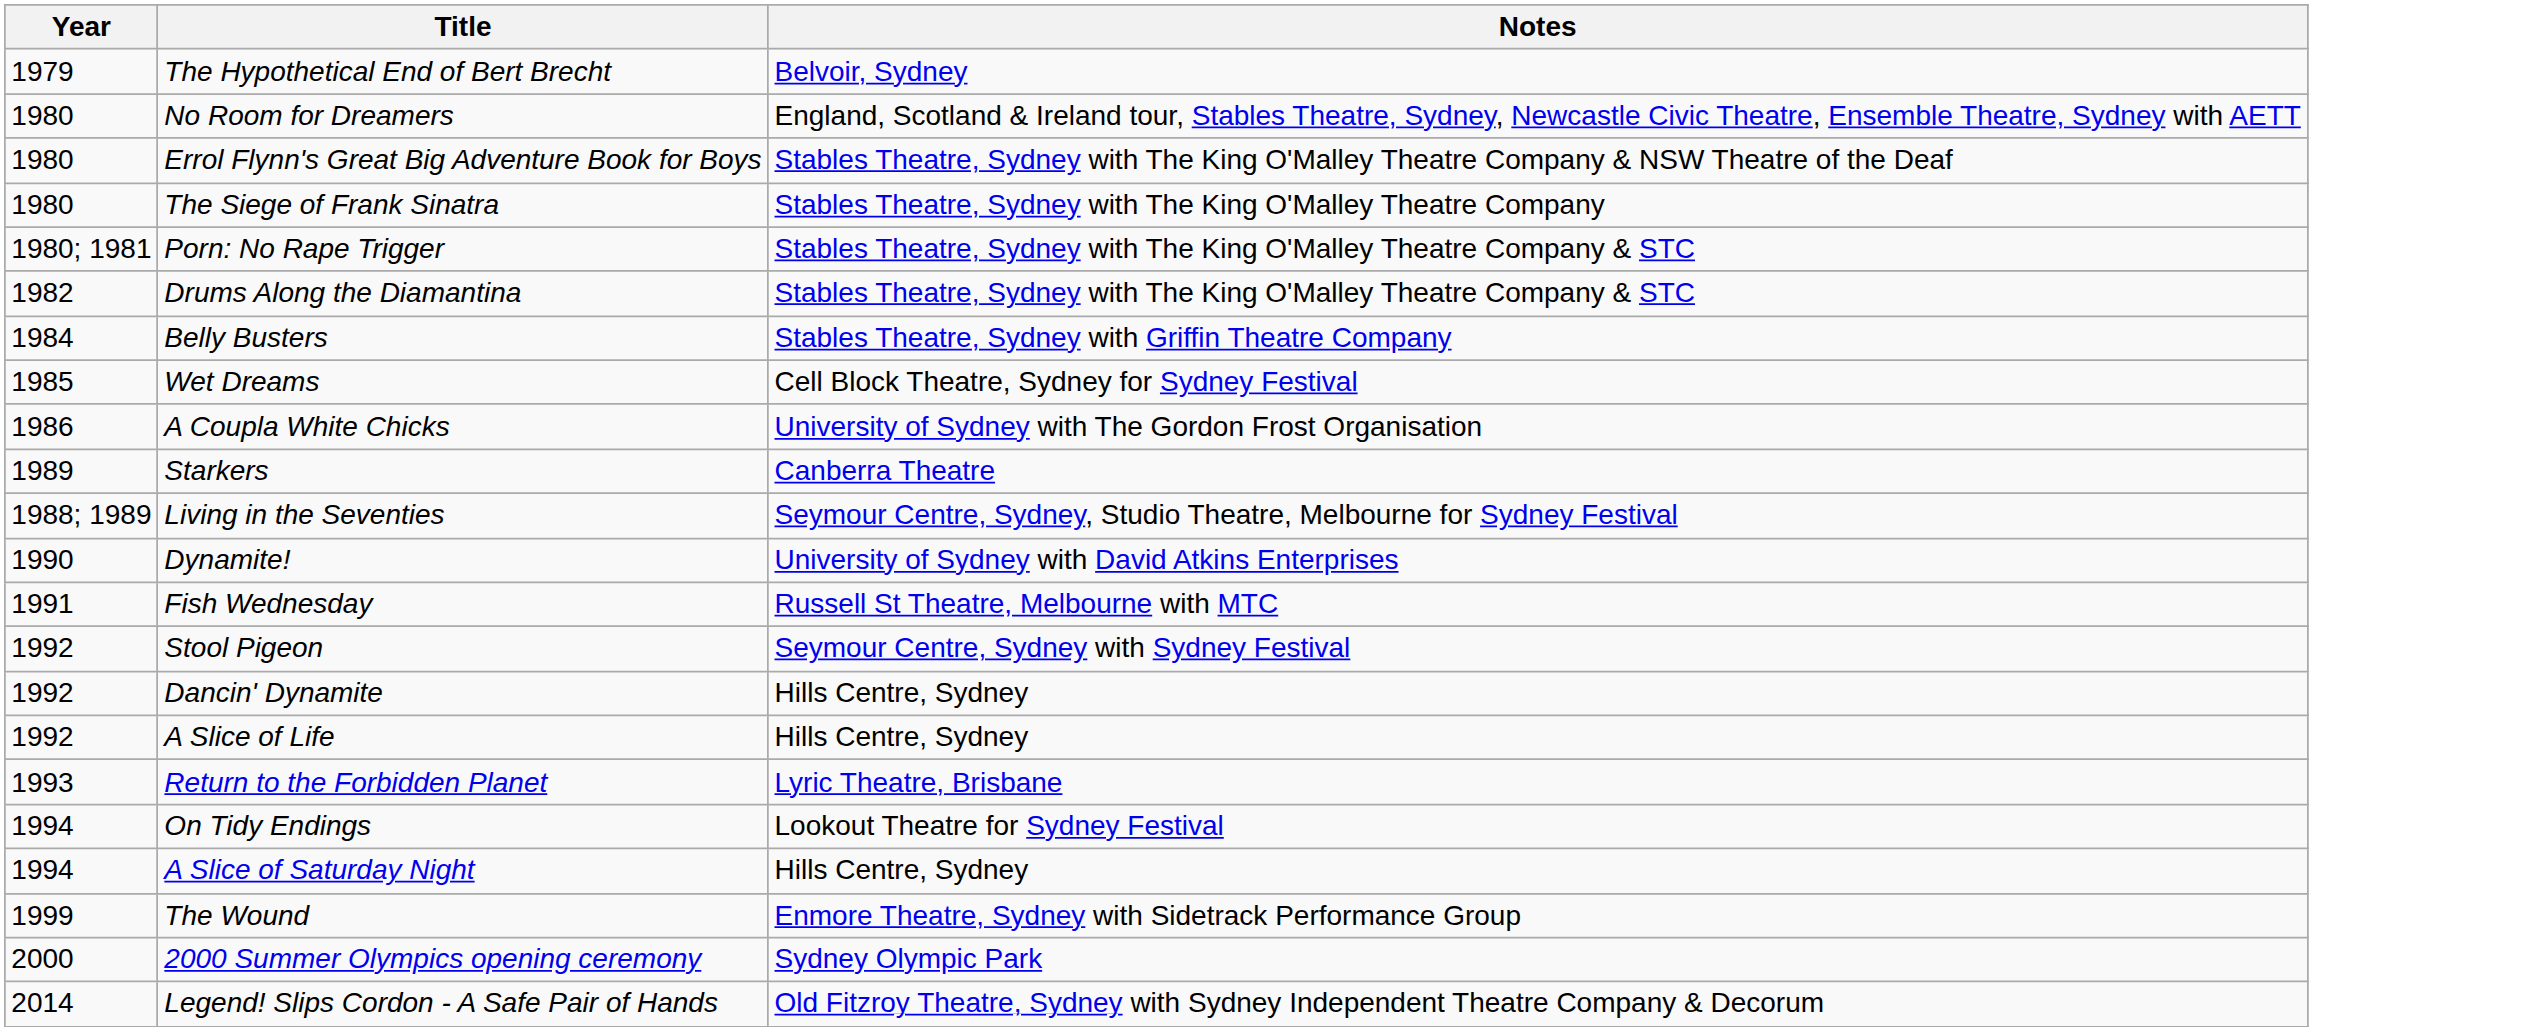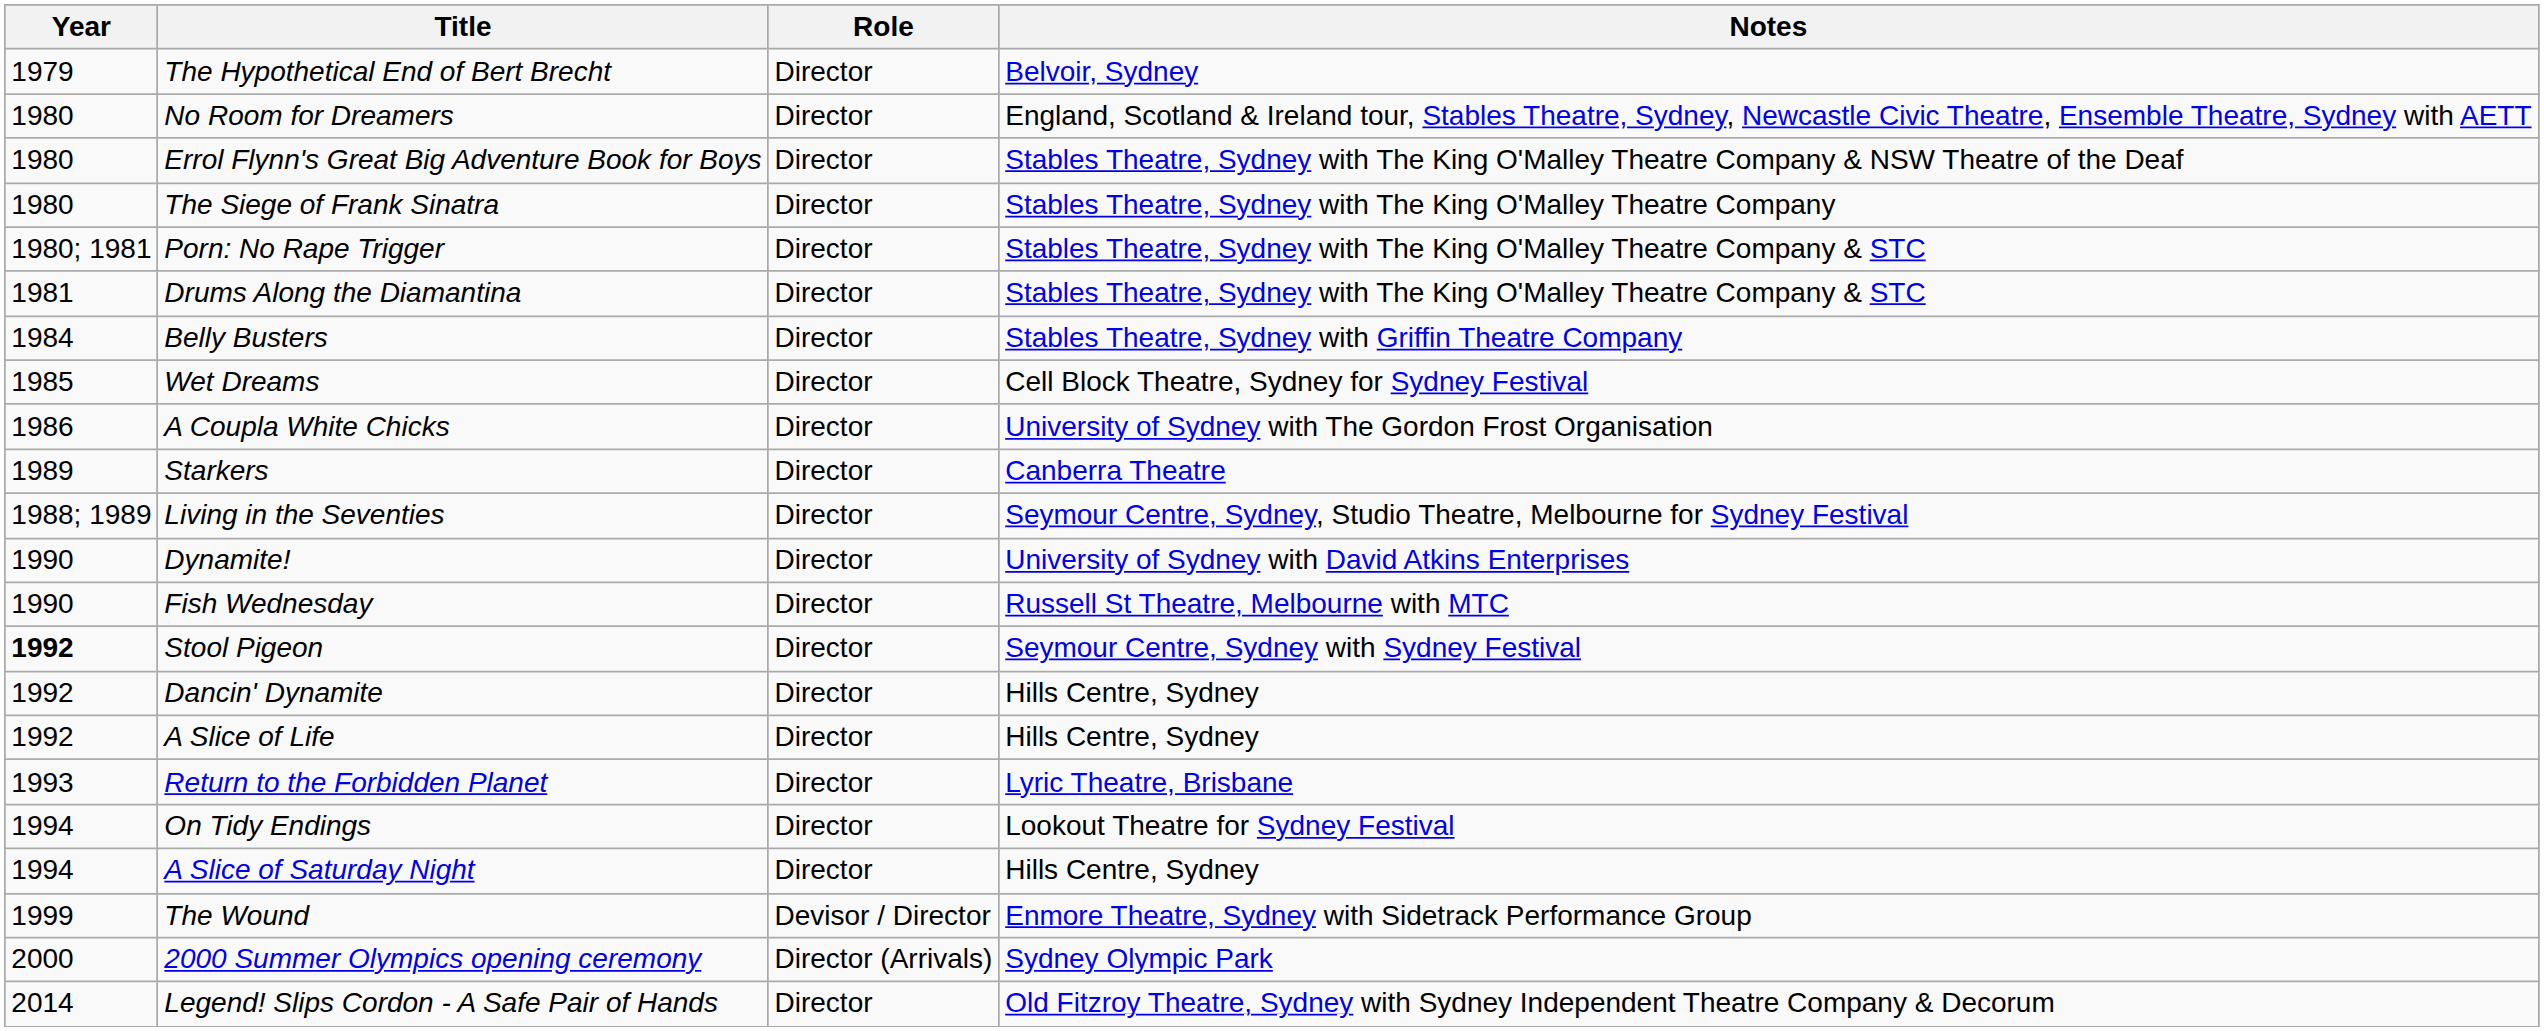+ column: (883, 26)
(42, 293) 1982 -> (42, 293) 1981
(42, 603) 1991 -> (42, 603) 1990
(42, 648) normal -> (42, 648) bold
